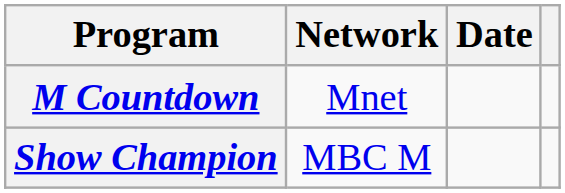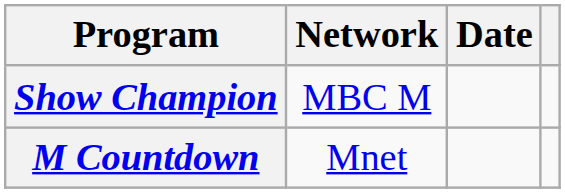rows swapped: (146, 95) <-> (146, 156)
